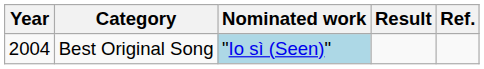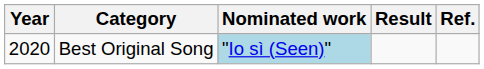(30, 48) 2004 -> (30, 48) 2020
